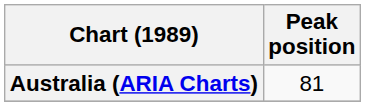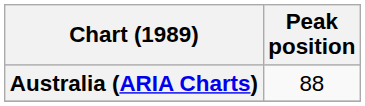(312, 82) 81 -> (312, 82) 88
